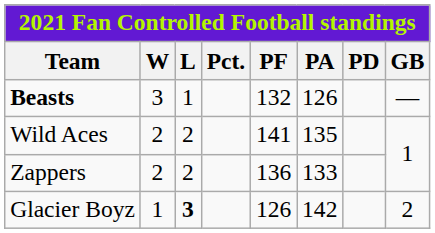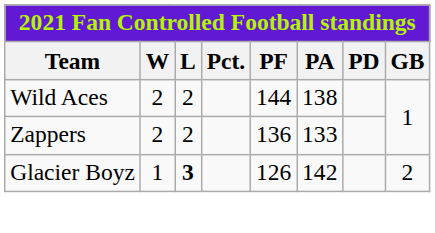- row: (42, 97)
(274, 135) 141 -> (274, 97) 144
(320, 135) 135 -> (320, 97) 138
